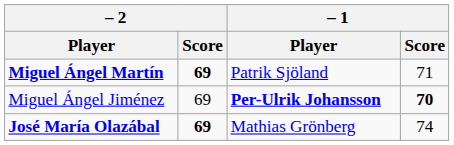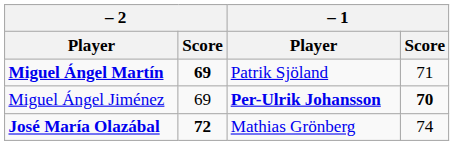(203, 126) 69 -> (203, 126) 72
